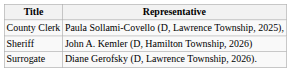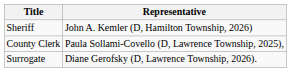rows swapped: (33, 28) <-> (20, 43)
